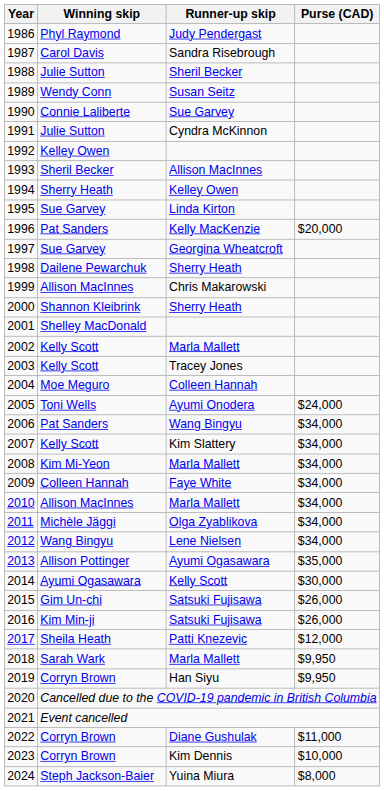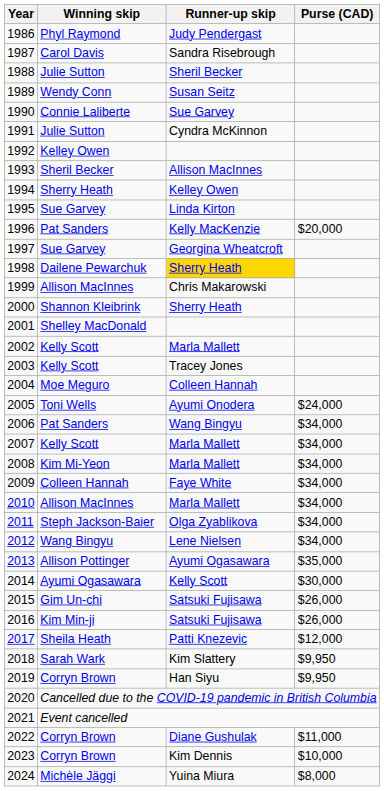(205, 268) no background -> (205, 268) gold background
(202, 444) Kim Slattery -> (204, 444) Marla Mallett
(78, 522) Michèle Jäggi -> (97, 522) Steph Jackson-Baier
(204, 659) Marla Mallett -> (202, 659) Kim Slattery
(97, 776) Steph Jackson-Baier -> (78, 776) Michèle Jäggi
